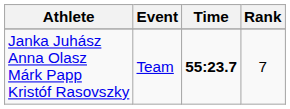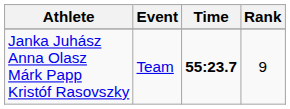(263, 67) 7 -> (263, 67) 9
